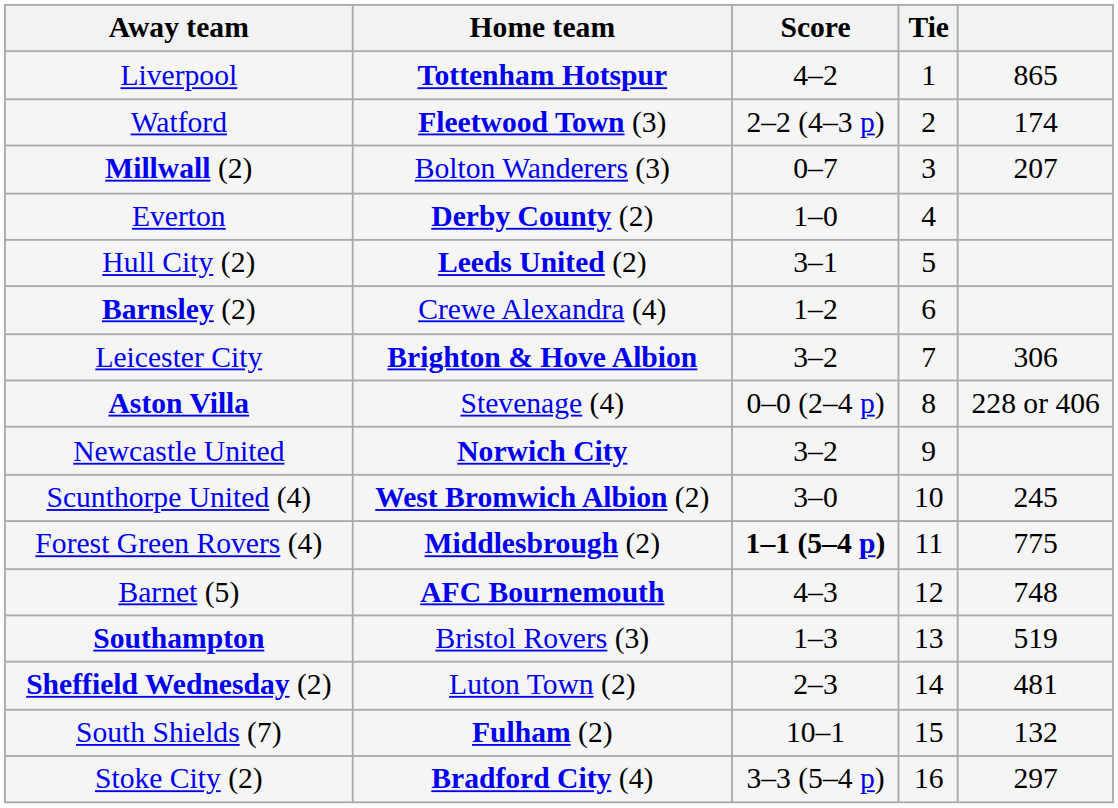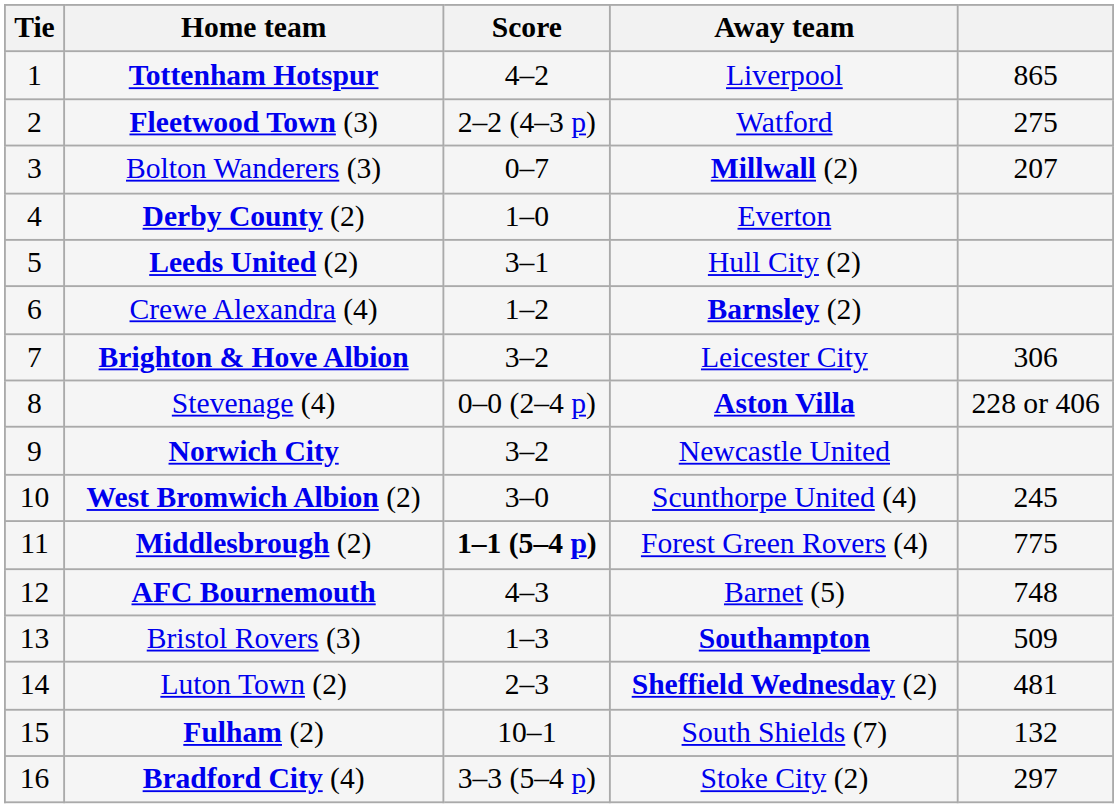columns swapped: (929, 27) <-> (179, 27)
(1036, 121) 174 -> (1036, 121) 275
(1036, 638) 519 -> (1036, 638) 509
